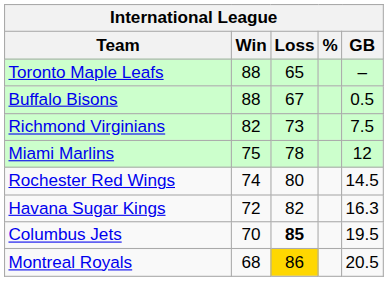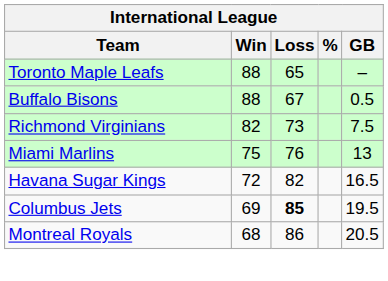(295, 153) 78 -> (295, 153) 76
(362, 153) 12 -> (362, 153) 13
- row: (92, 180)
(362, 208) 16.3 -> (362, 180) 16.5
(251, 235) 70 -> (251, 208) 69
(295, 262) gold background -> (295, 235) no background
